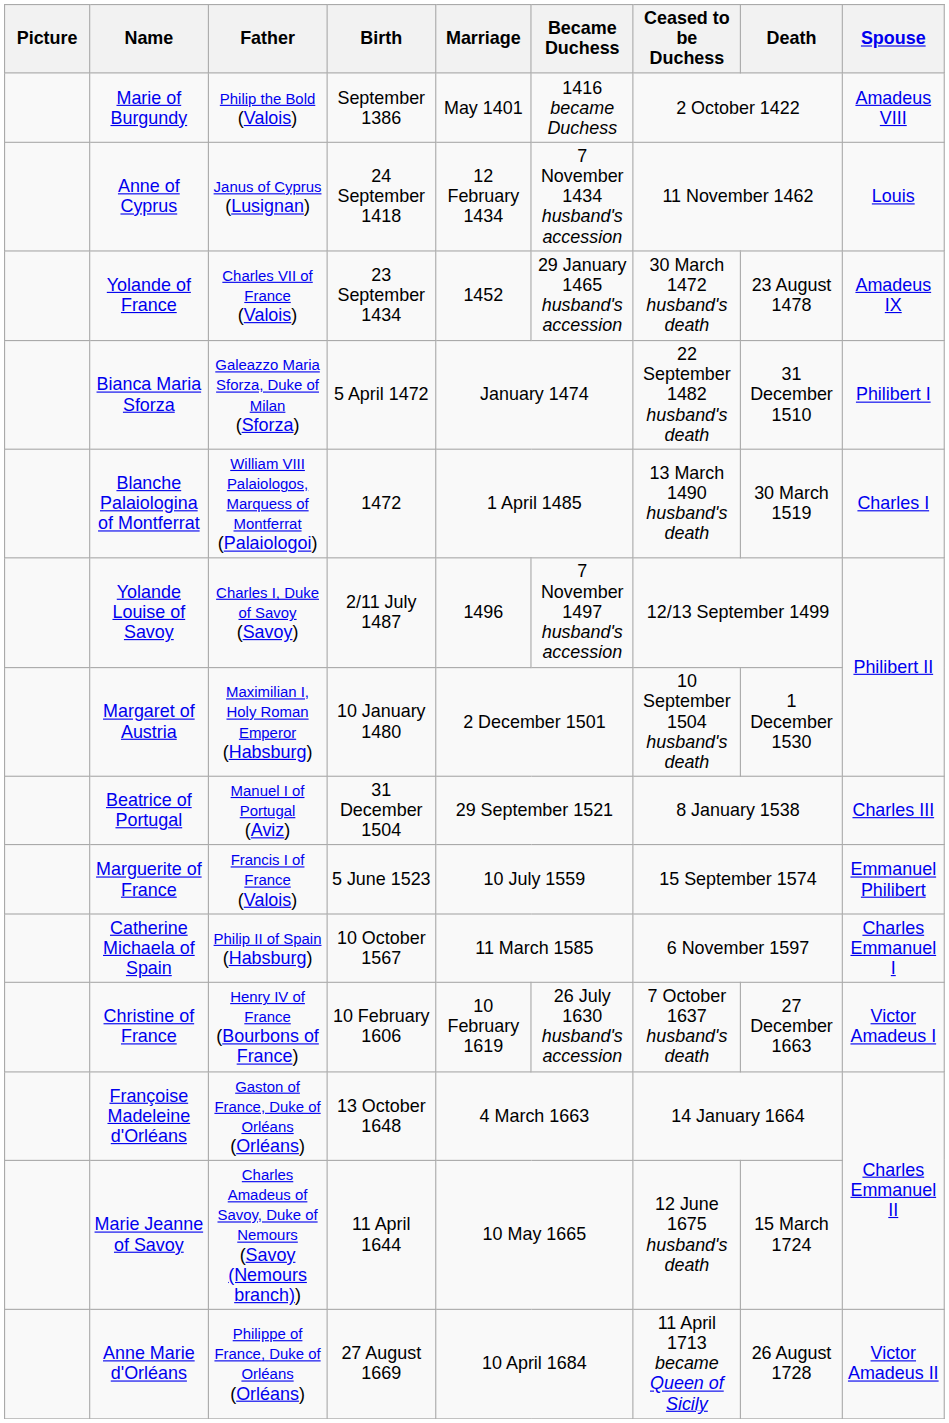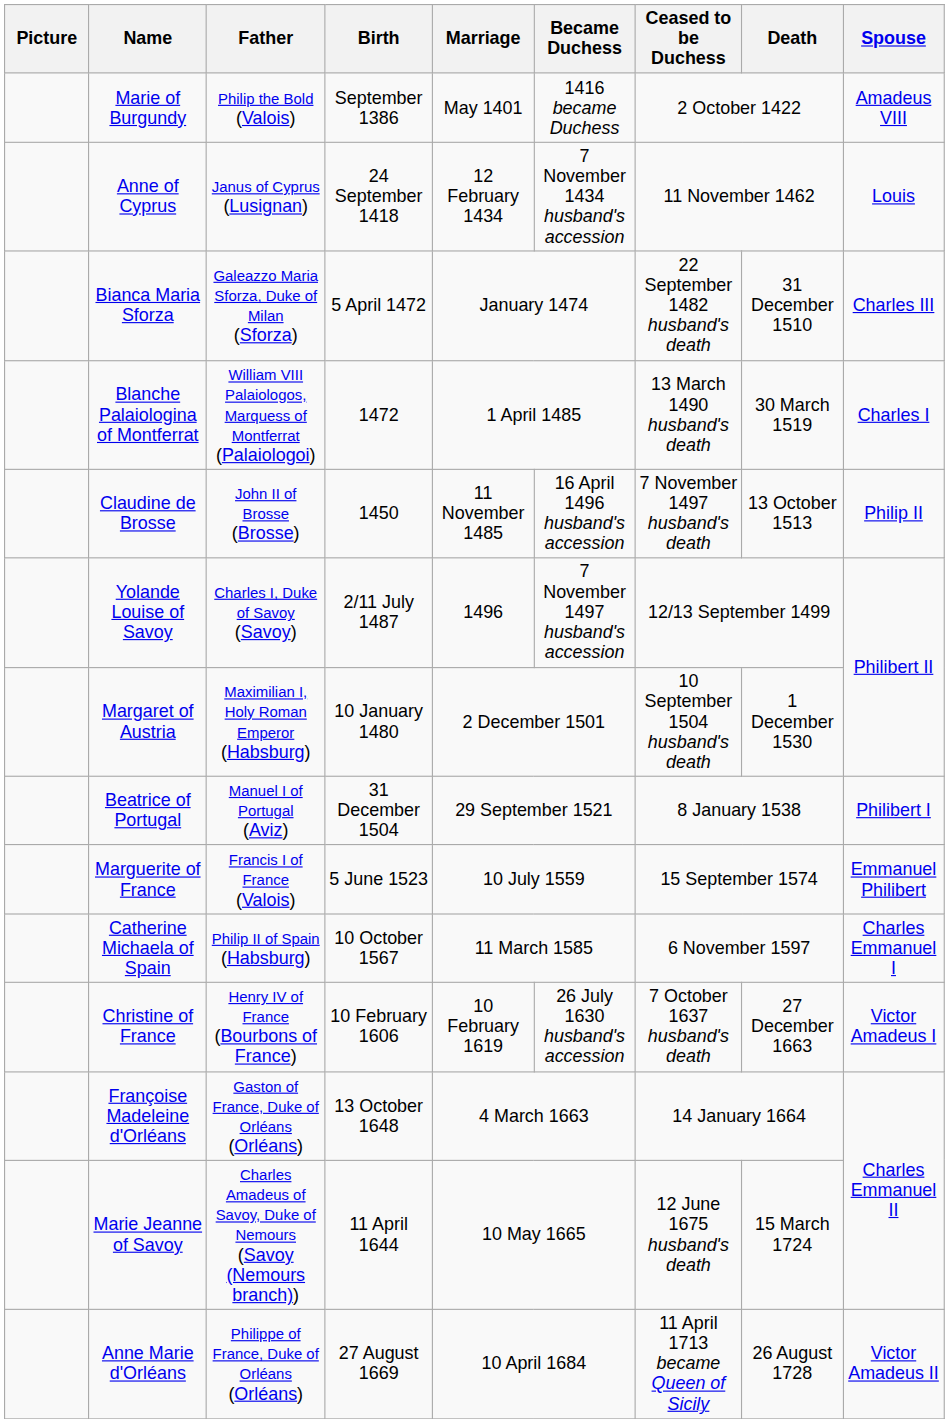- row: (149, 295)
(893, 394) Philibert I -> (893, 305) Charles III
+ row: (148, 513)
(893, 810) Charles III -> (893, 810) Philibert I
